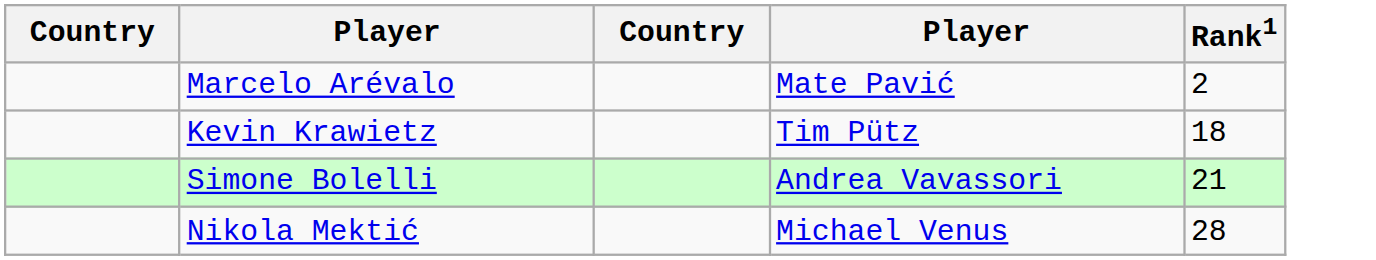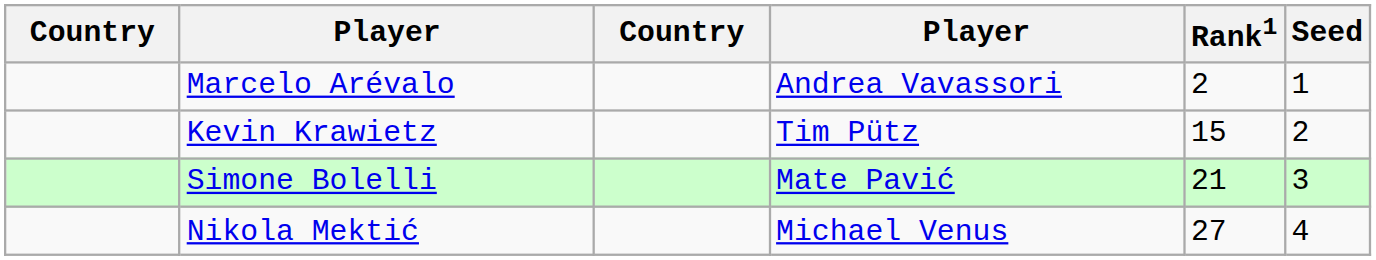+ column: (1327, 33)
(865, 86) Mate Pavić -> (919, 86) Andrea Vavassori
(1209, 134) 18 -> (1209, 134) 15
(919, 183) Andrea Vavassori -> (865, 183) Mate Pavić
(1209, 231) 28 -> (1209, 231) 27
